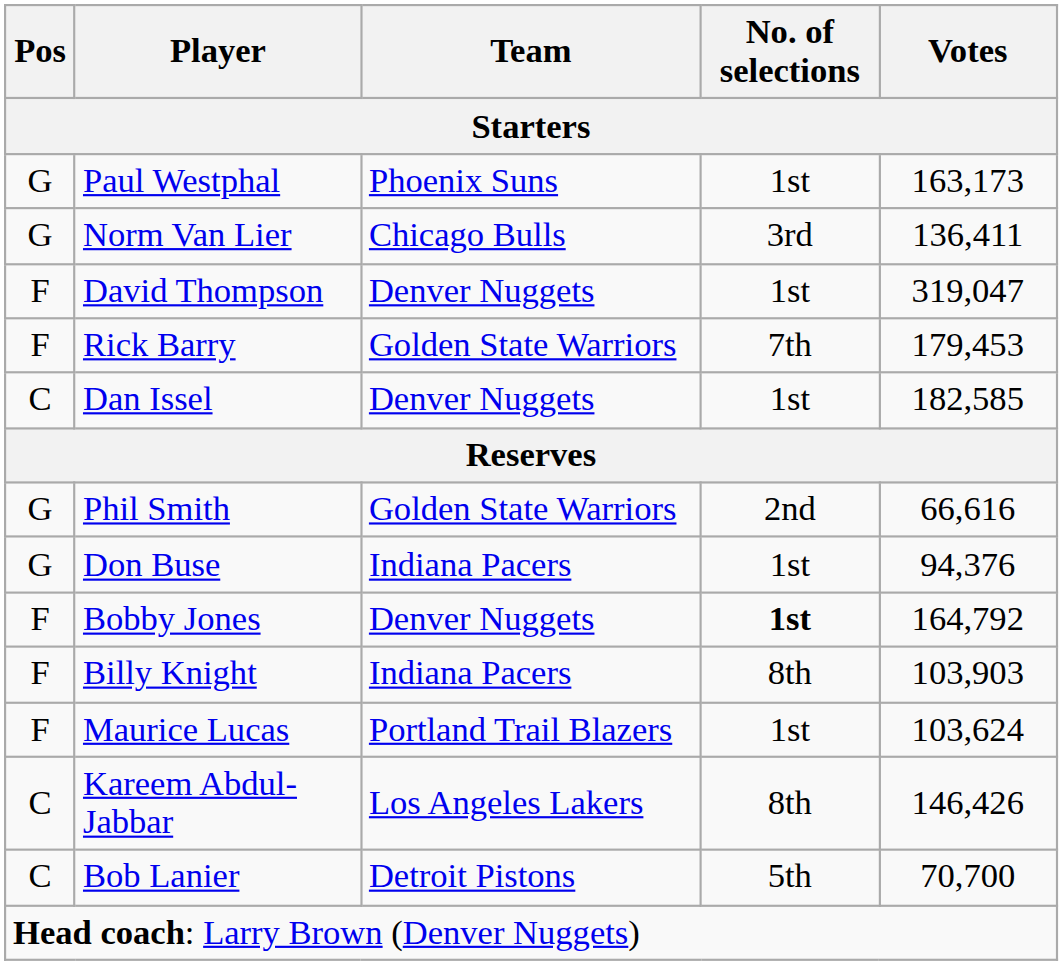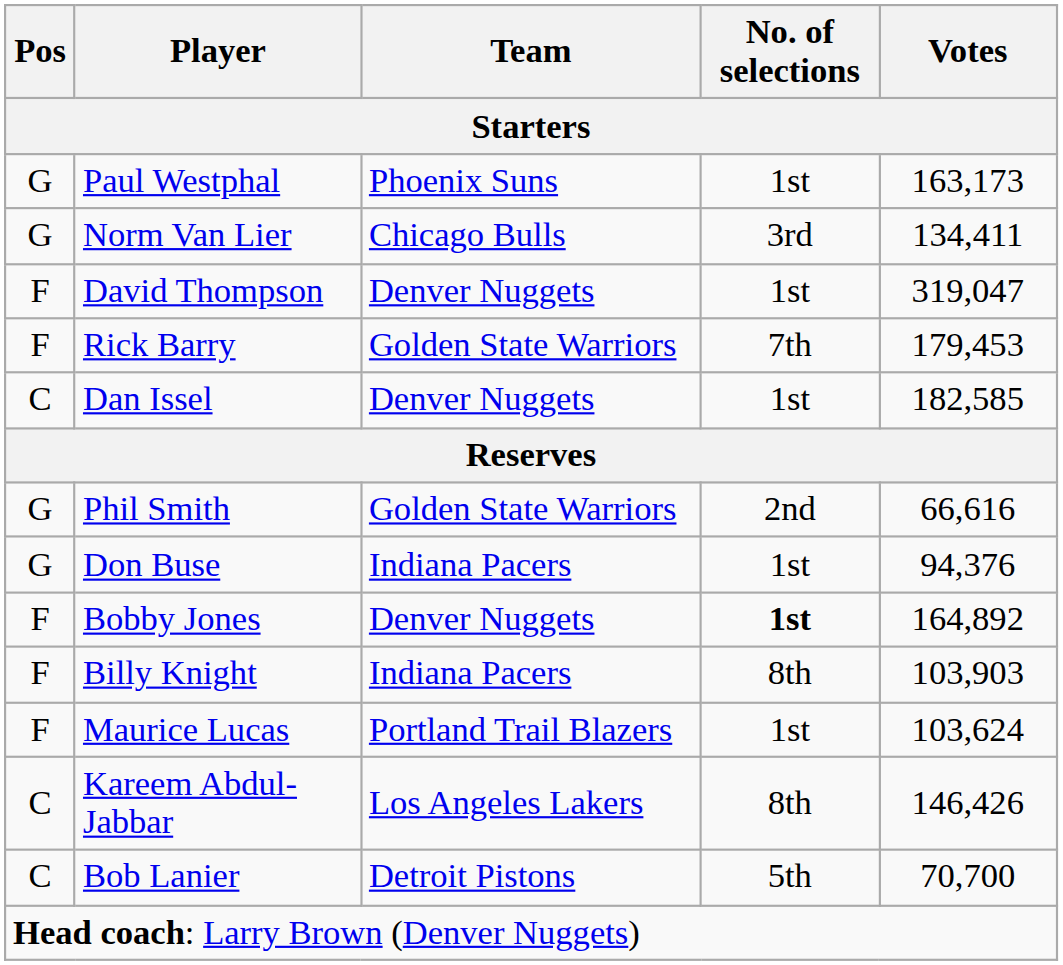(968, 235) 136,411 -> (968, 235) 134,411
(968, 618) 164,792 -> (968, 618) 164,892
